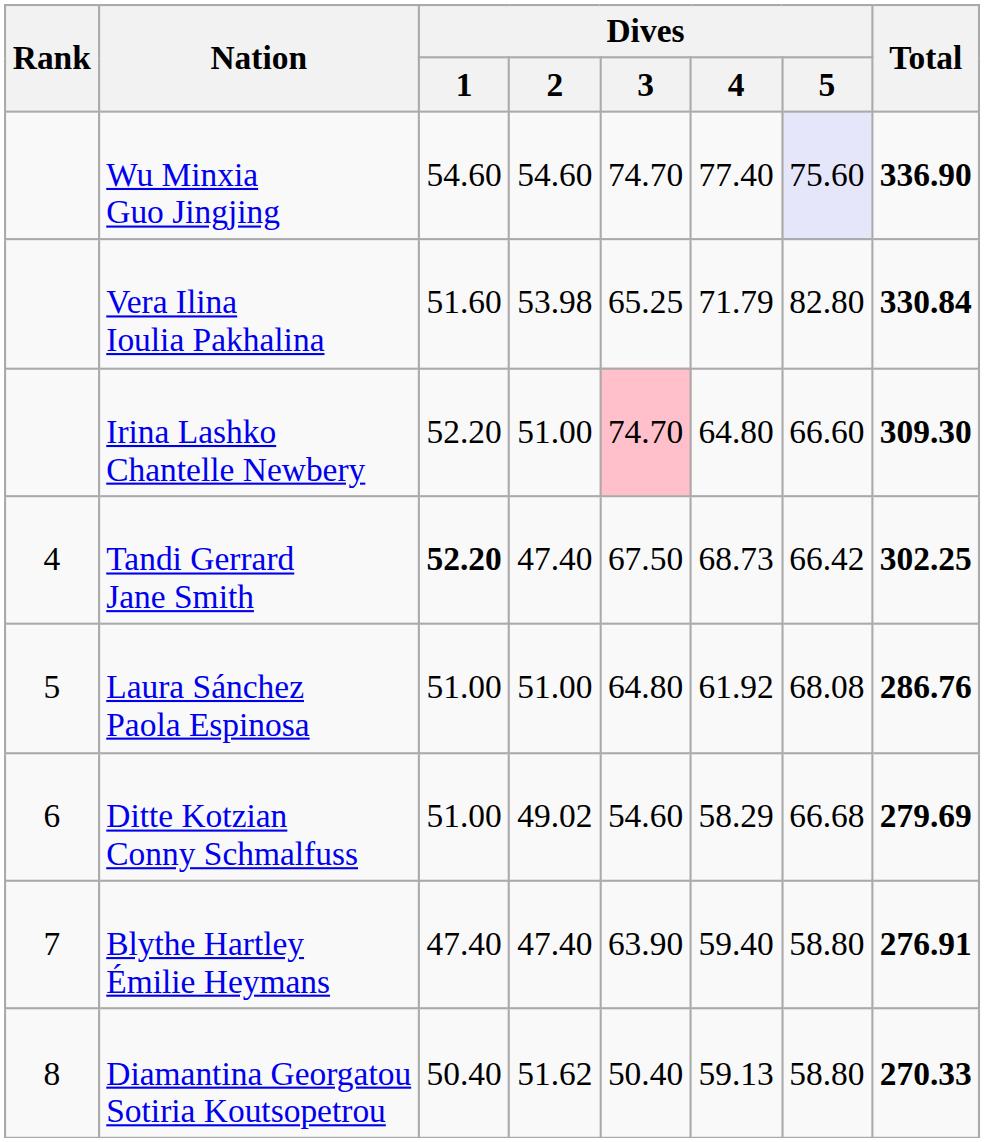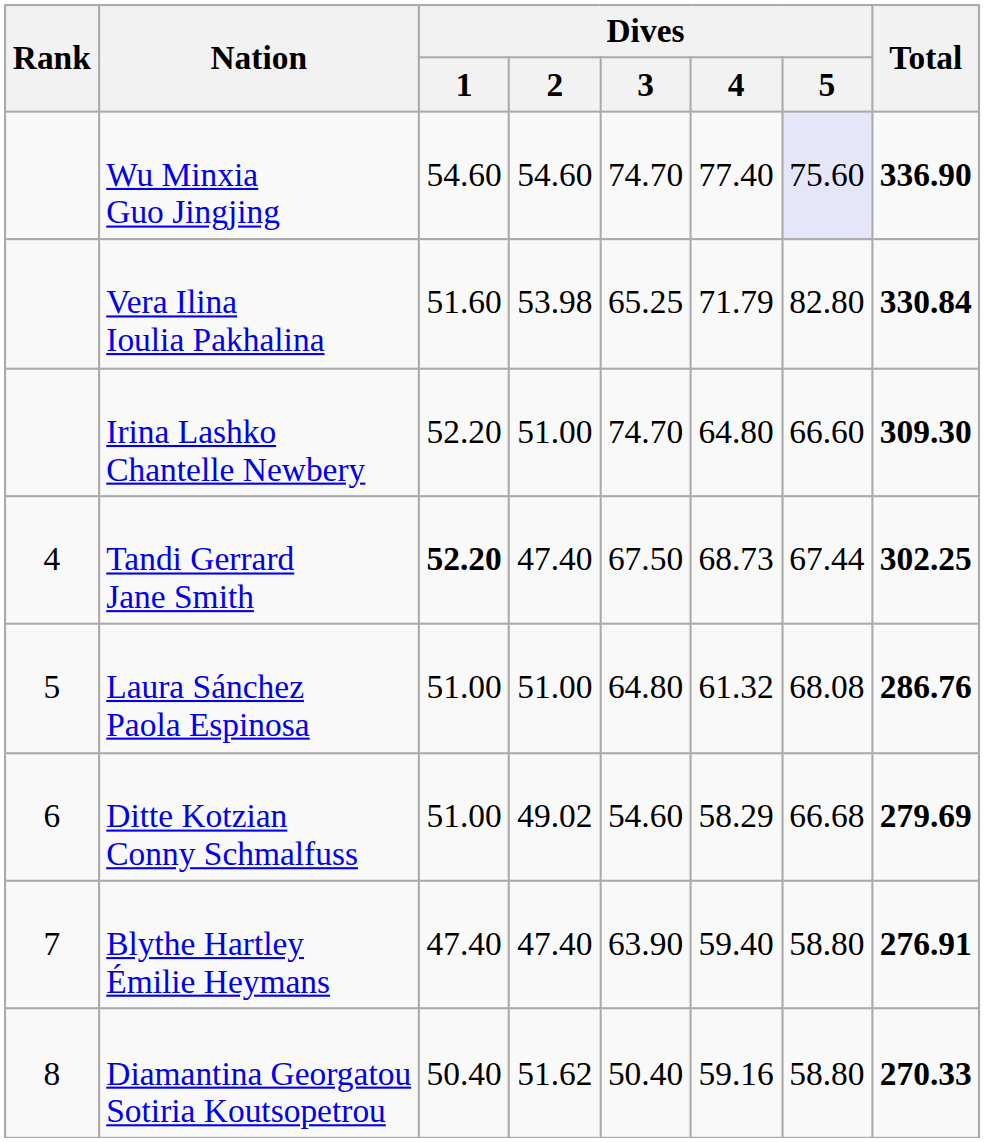(645, 431) pink background -> (645, 431) no background
(827, 559) 66.42 -> (827, 559) 67.44
(736, 687) 61.92 -> (736, 687) 61.32
(736, 1072) 59.13 -> (736, 1072) 59.16
